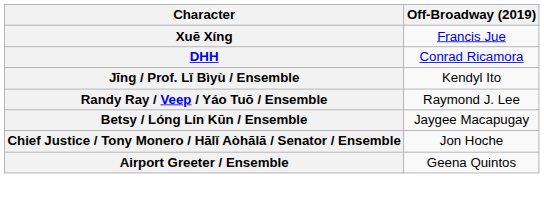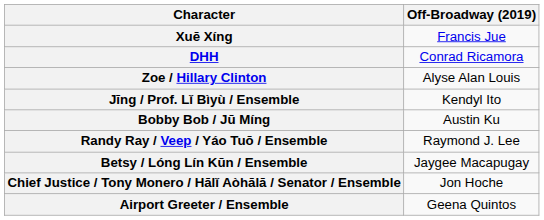+ row: (204, 78)
+ row: (204, 120)
